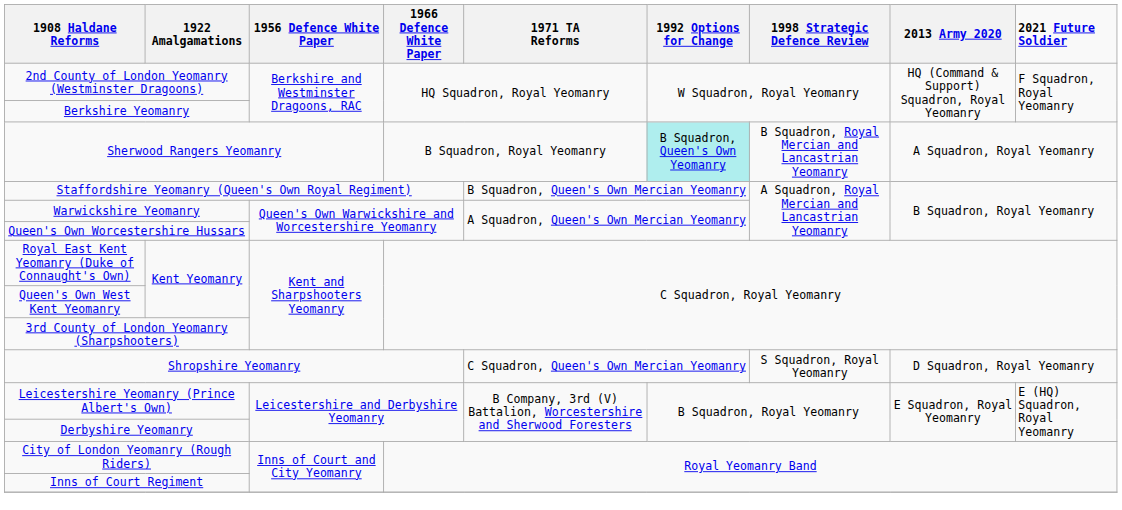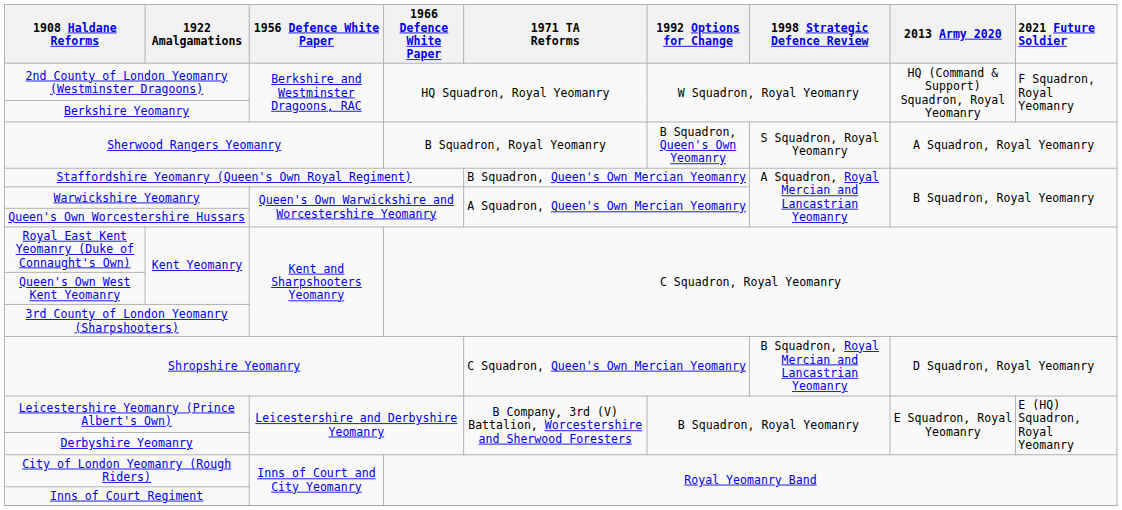(698, 152) paleturquoise background -> (698, 145) no background
(820, 152) B Squadron, Royal Mercian and Lancastrian Yeomanry -> (820, 145) S Squadron, Royal Yeomanry
(820, 366) S Squadron, Royal Yeomanry -> (820, 366) B Squadron, Royal Mercian and Lancastrian Yeomanry
